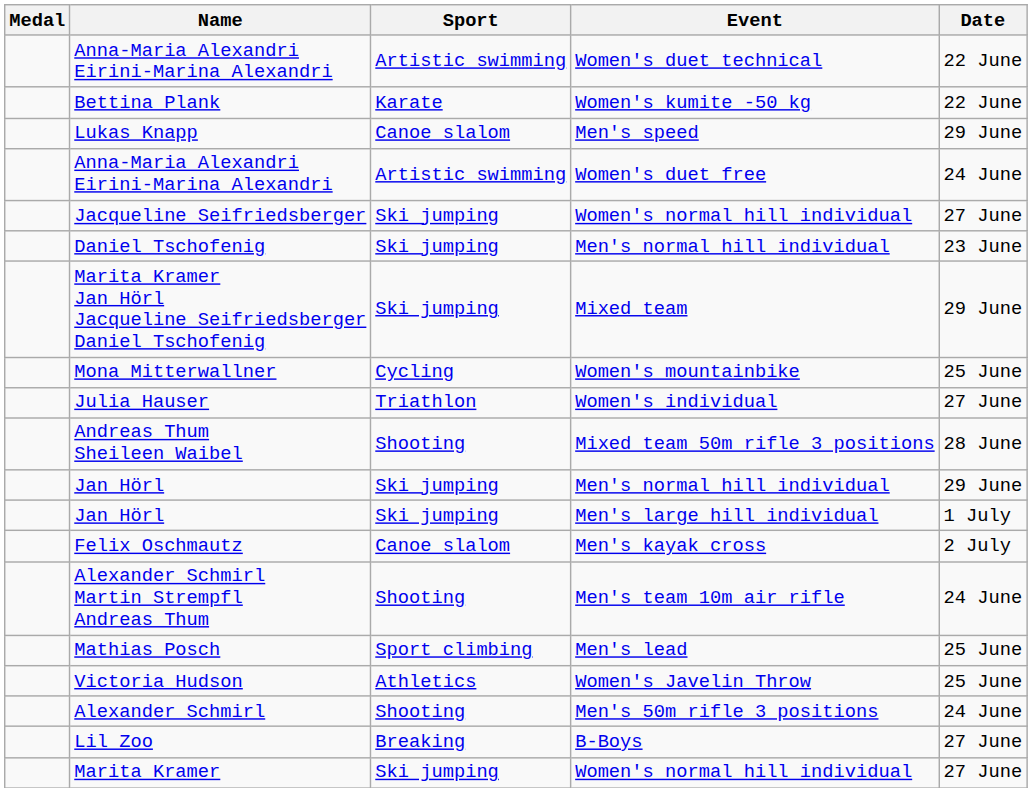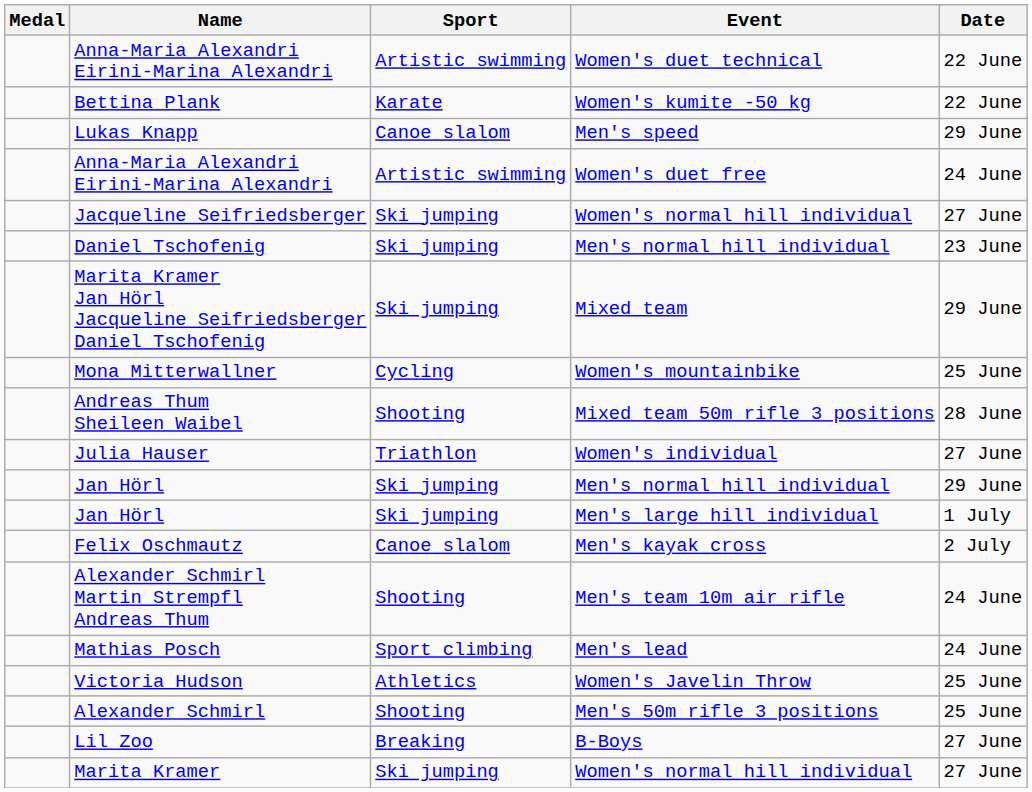rows swapped: (142, 403) <-> (159, 444)
(983, 650) 25 June -> (983, 650) 24 June
(983, 711) 24 June -> (983, 711) 25 June
